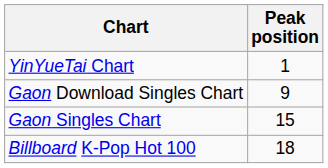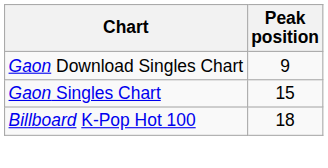- row: (71, 65)
